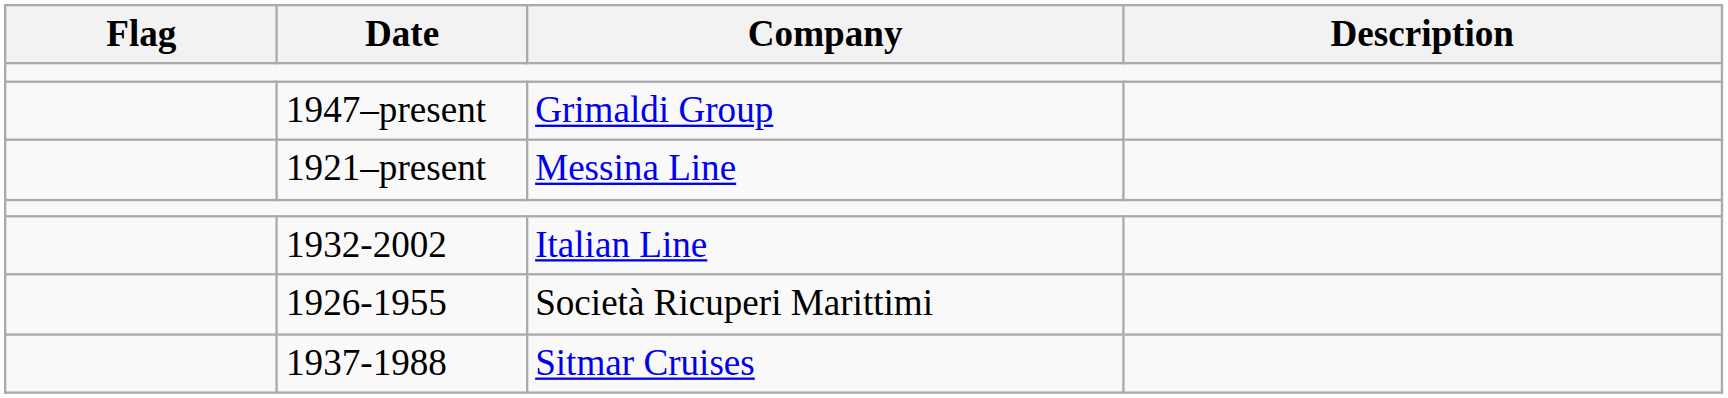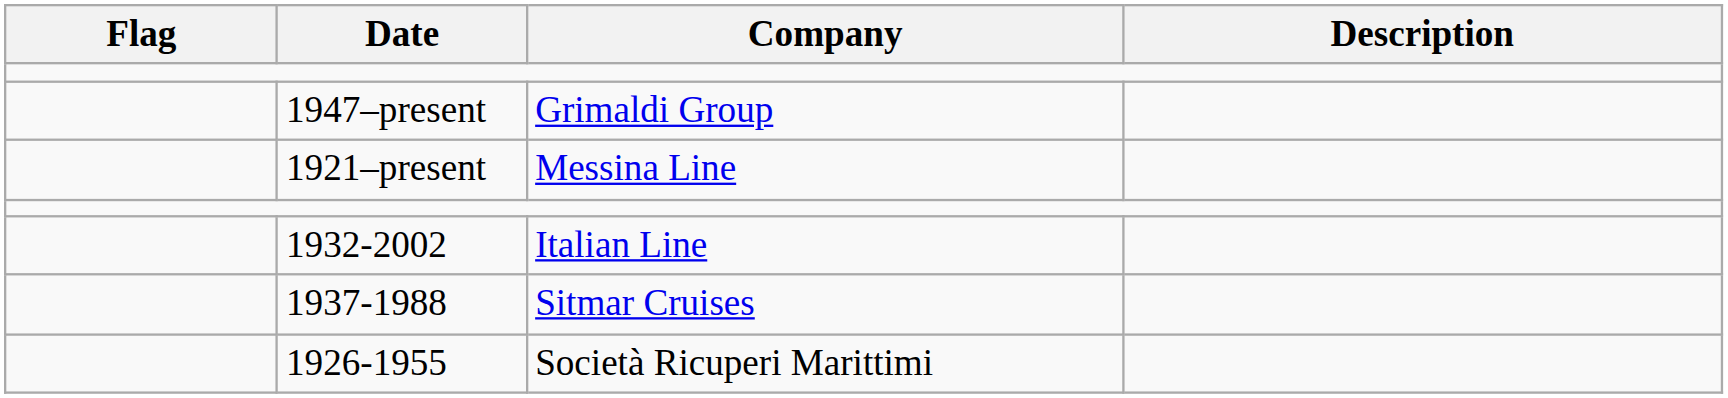rows swapped: (366, 362) <-> (366, 303)
